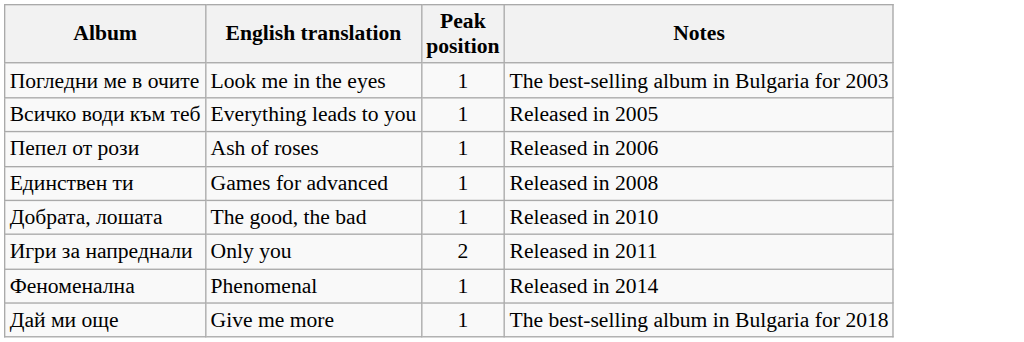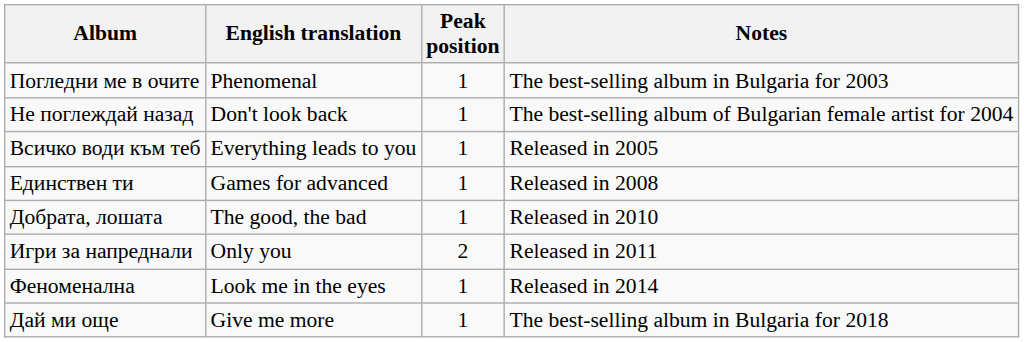(298, 80) Look me in the eyes -> (264, 80) Phenomenal
+ row: (102, 114)
- row: (74, 148)
(264, 285) Phenomenal -> (298, 285) Look me in the eyes
